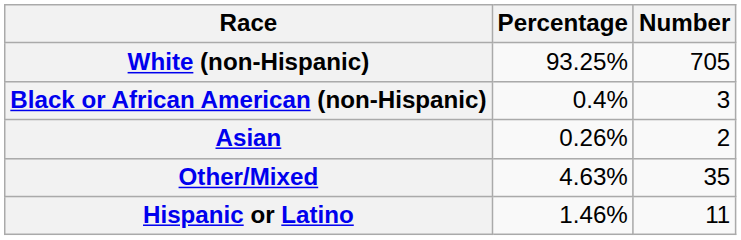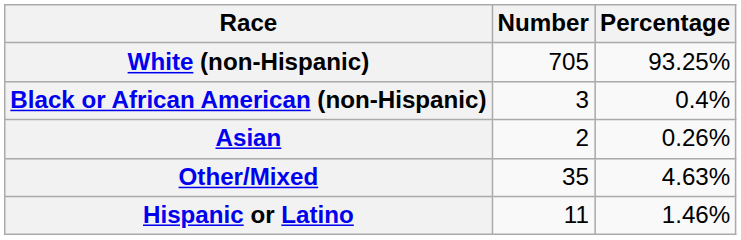columns swapped: (685, 23) <-> (563, 23)
